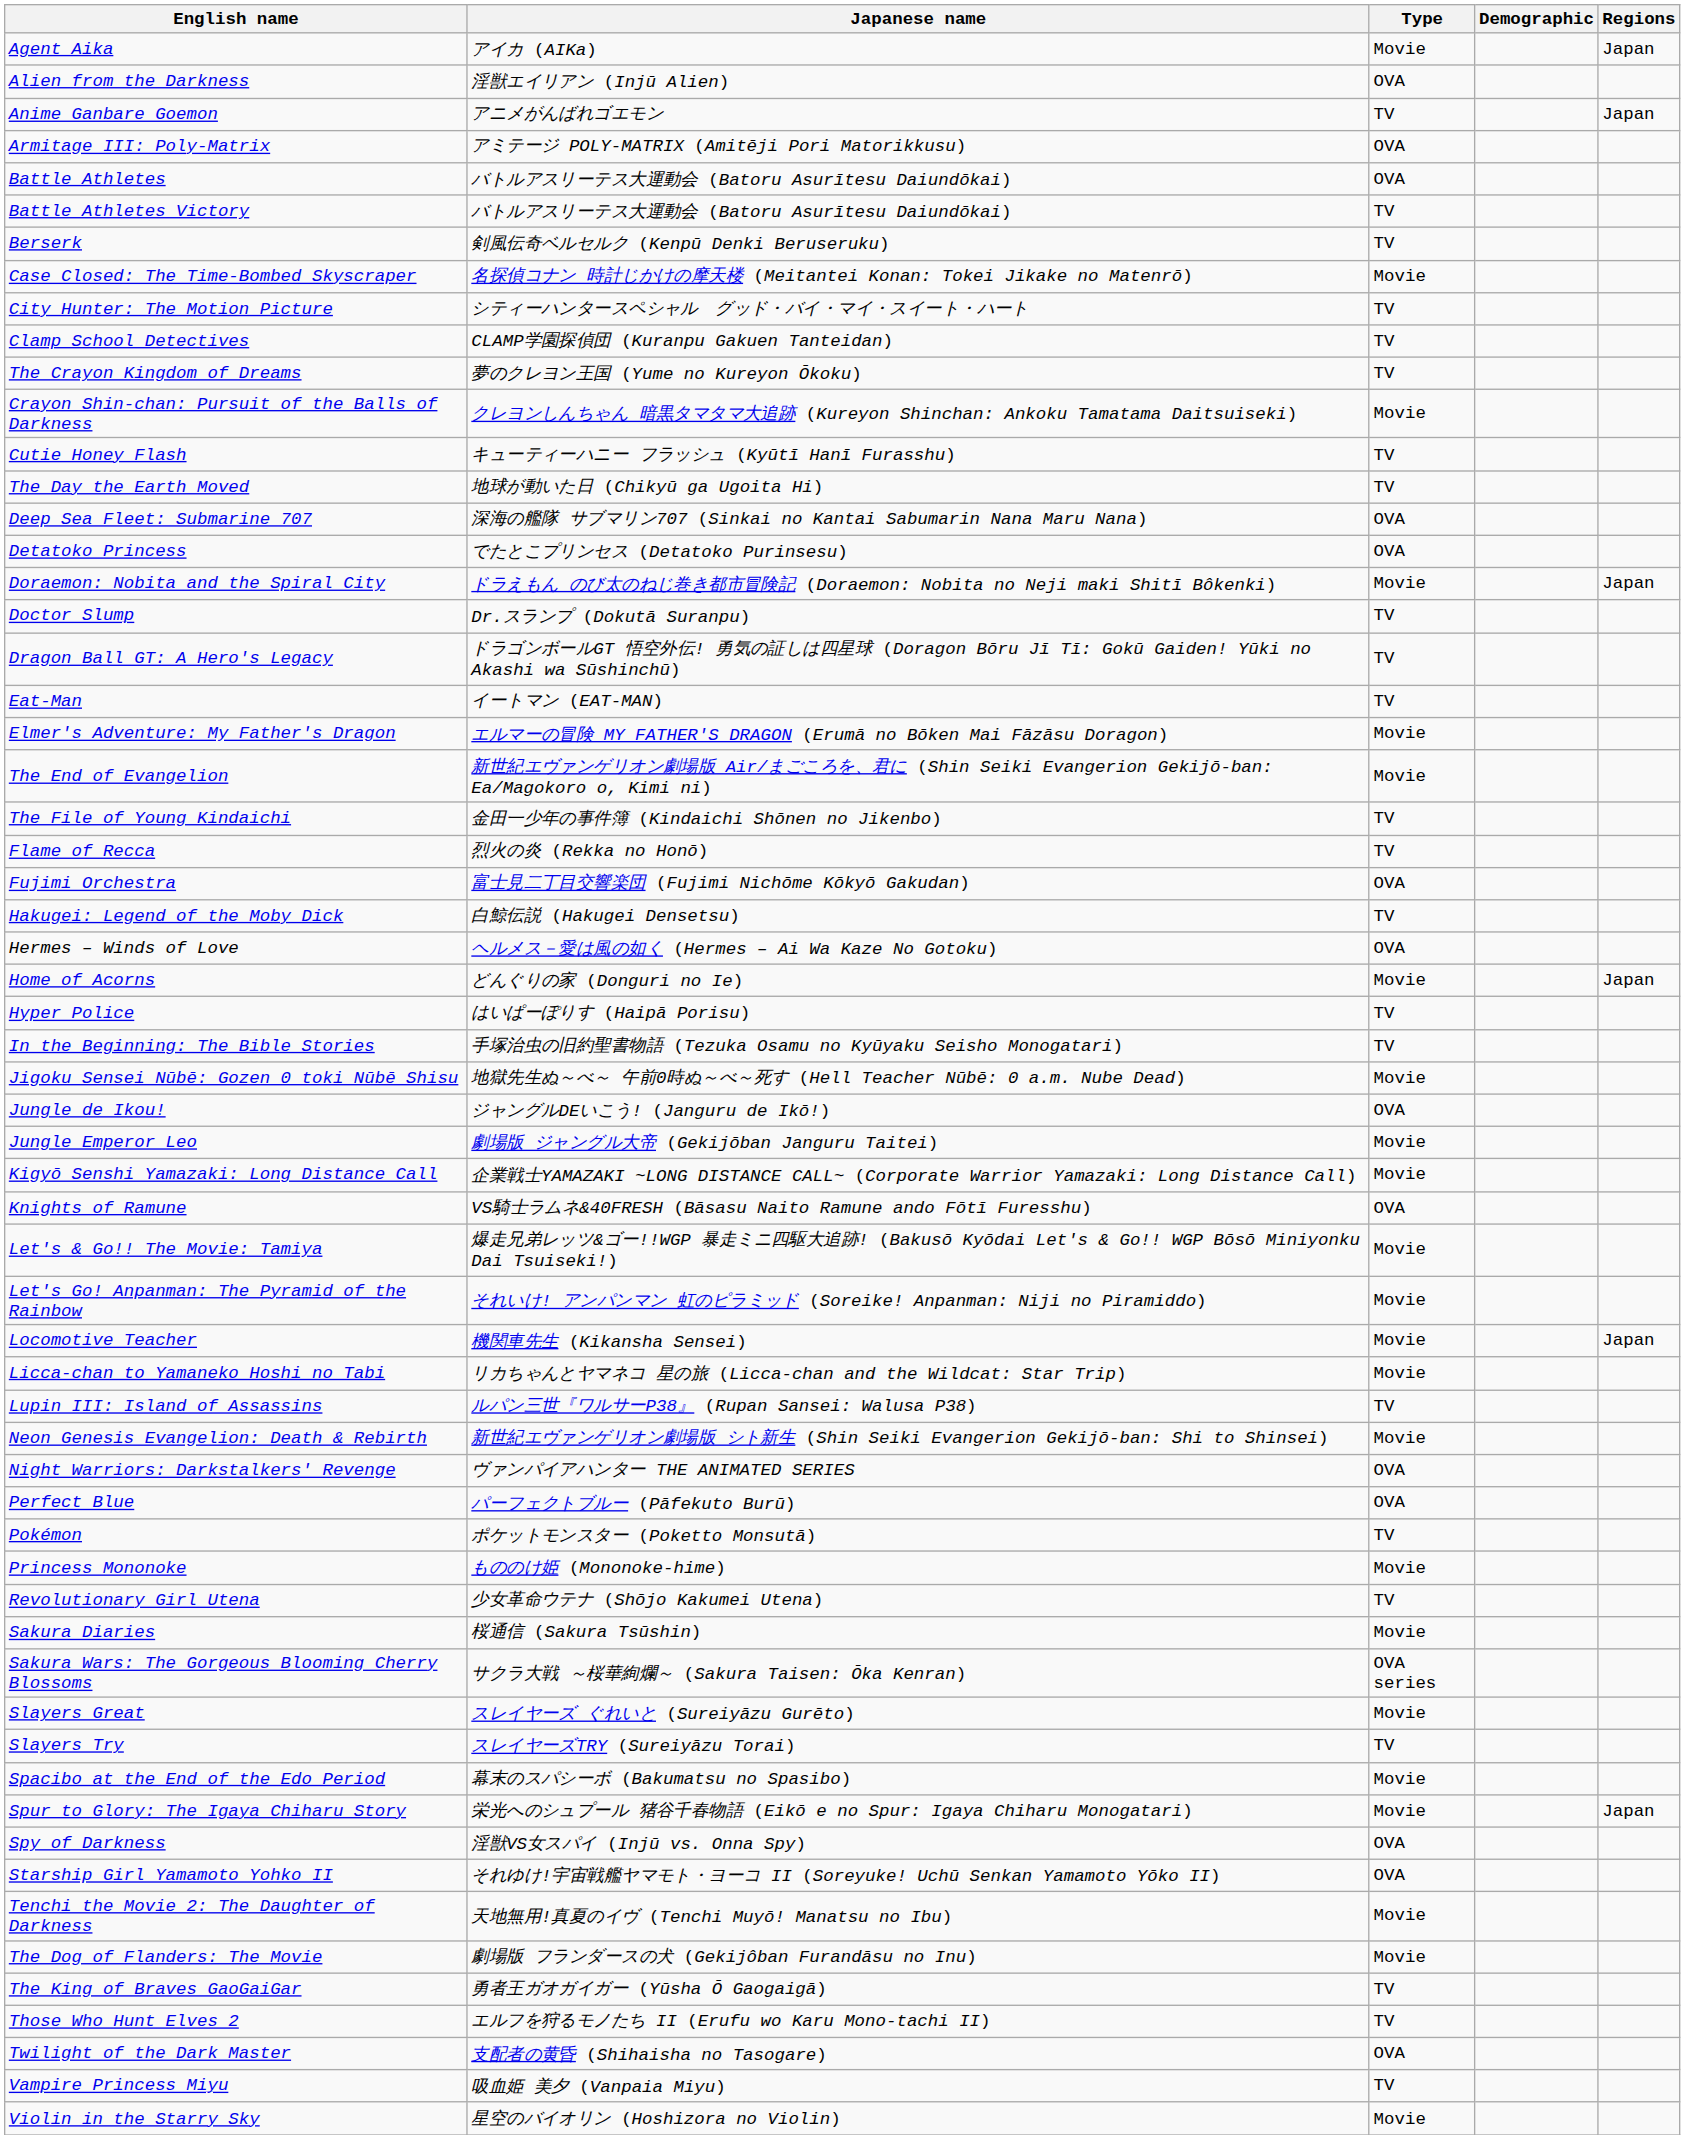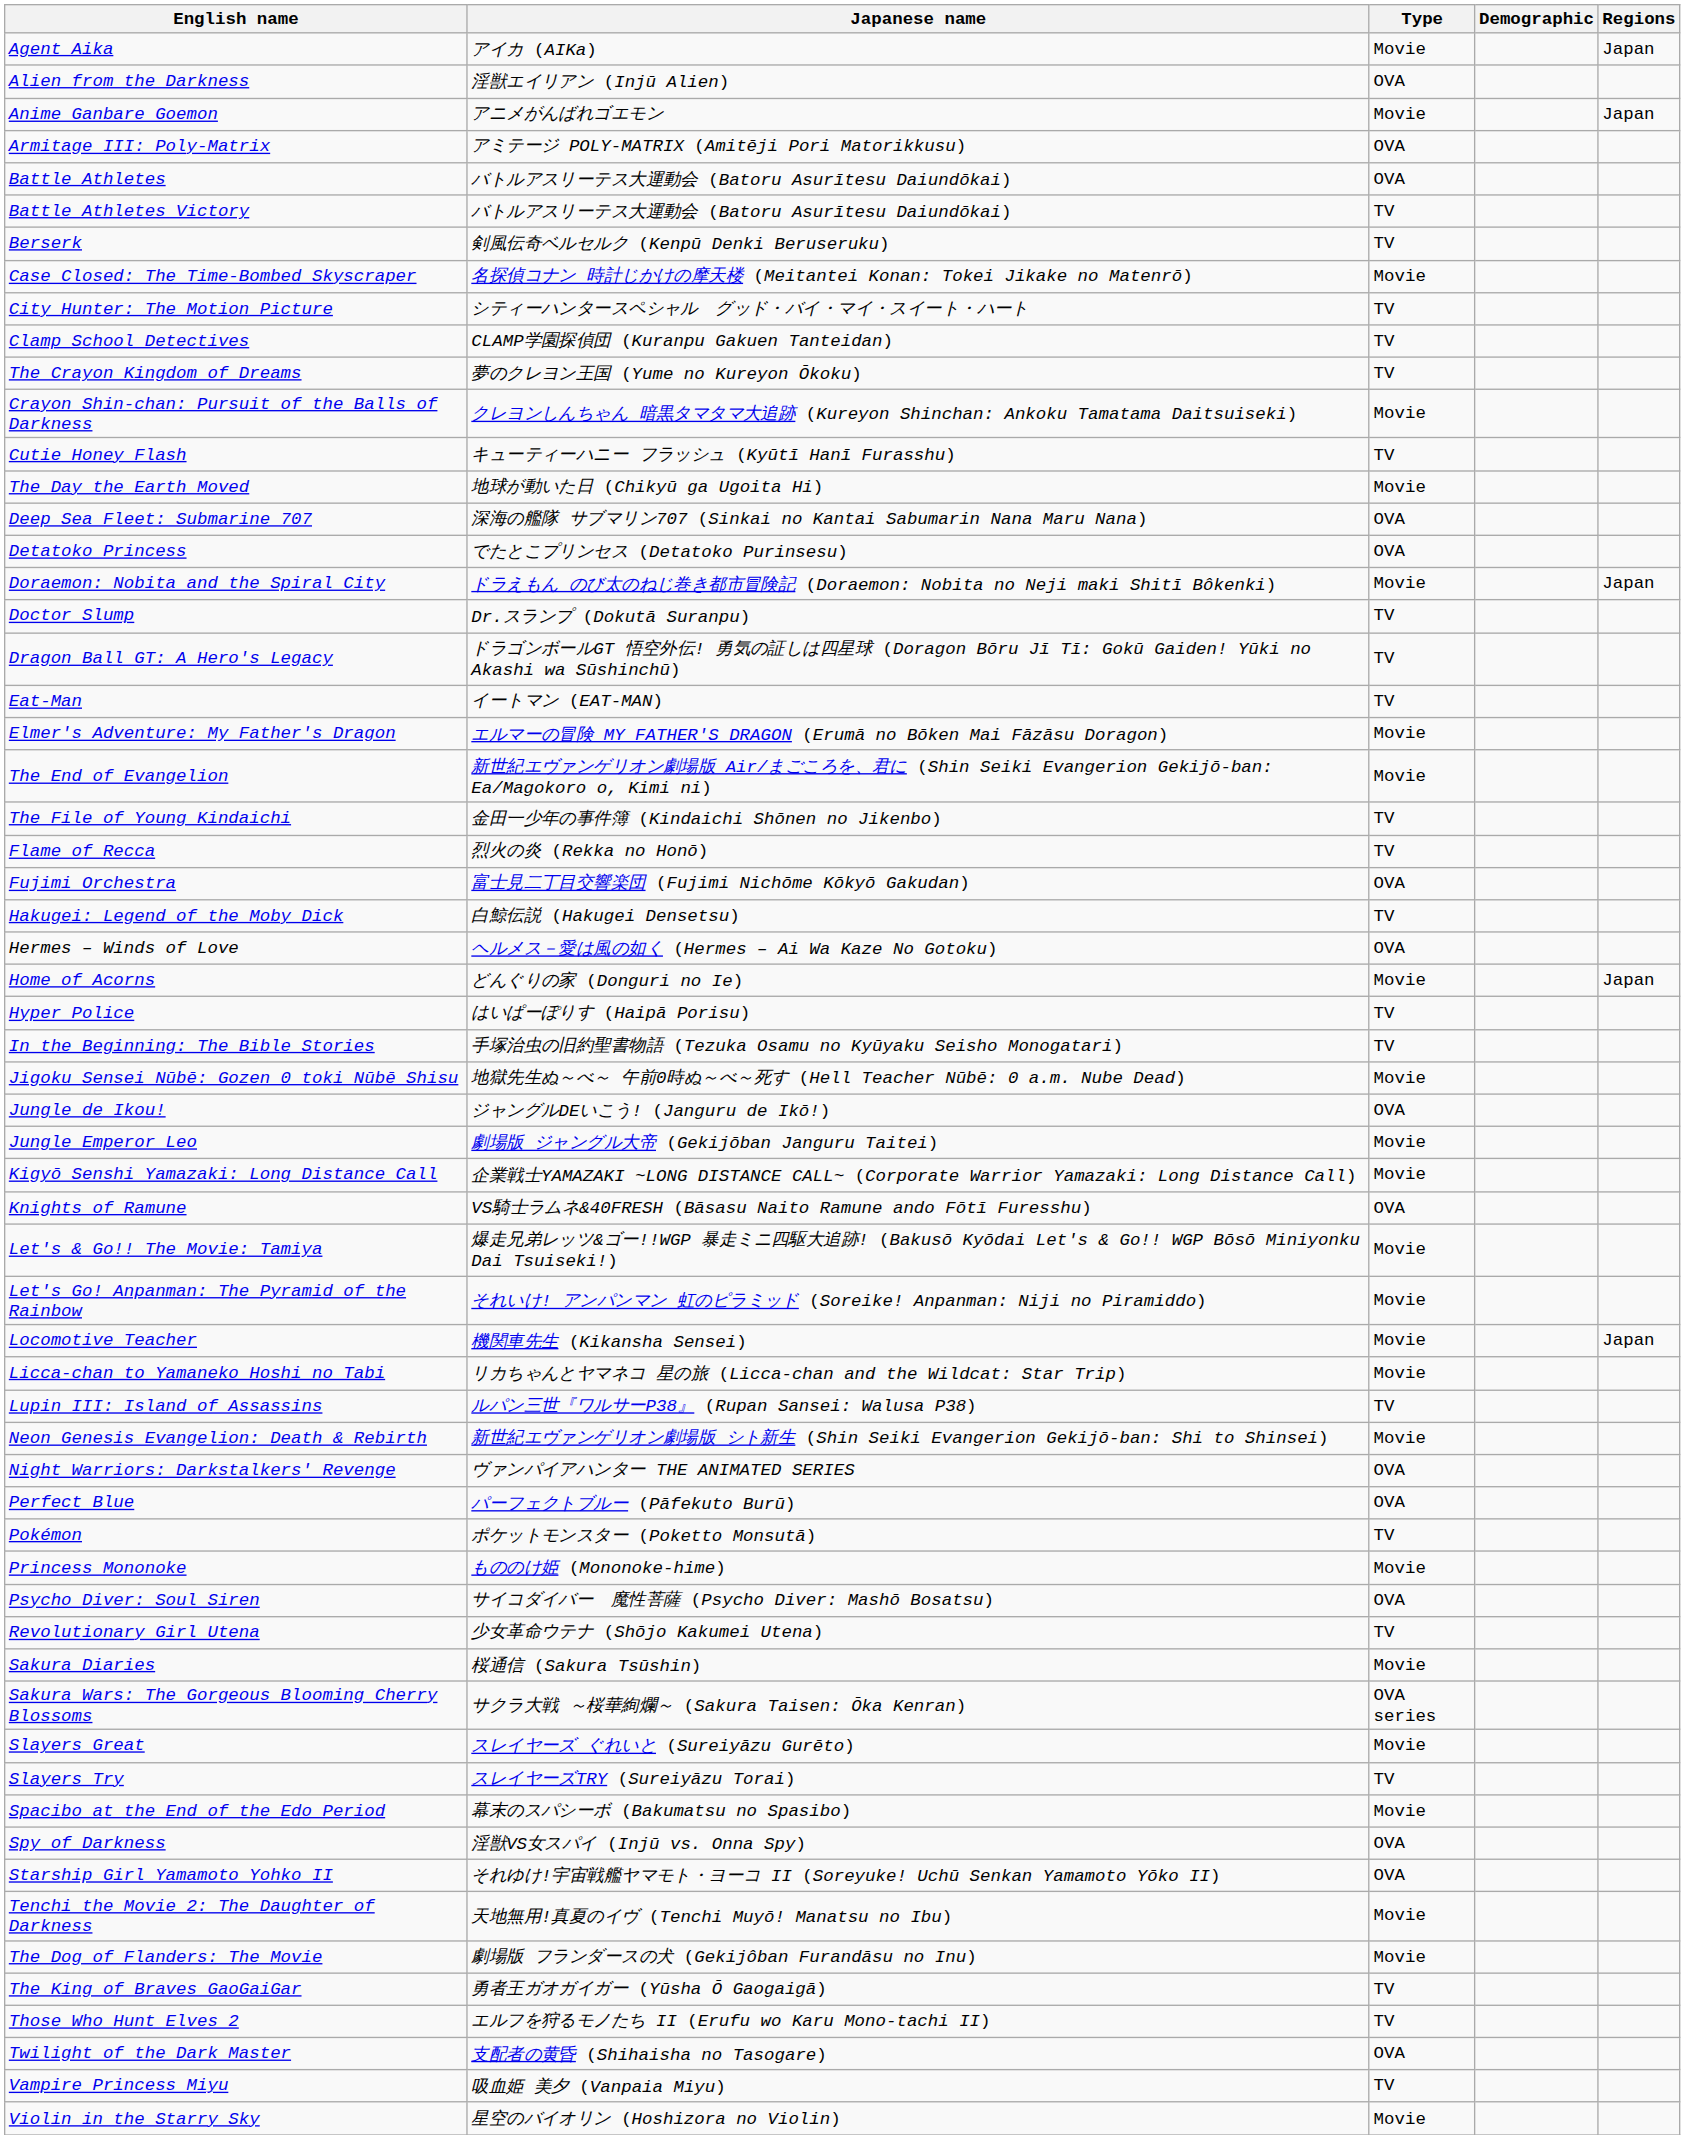(1384, 114) TV -> (1400, 114) Movie
(1384, 487) TV -> (1400, 487) Movie
+ row: (134, 1600)
- row: (207, 1811)
